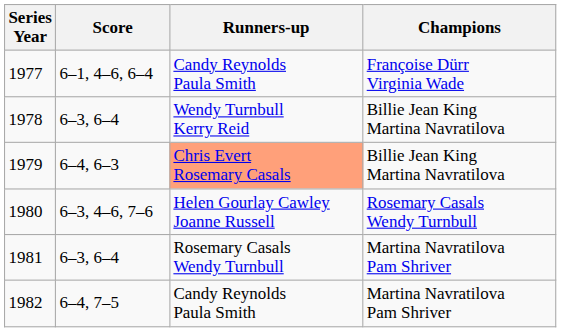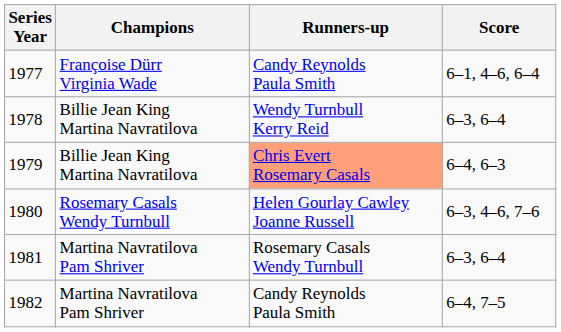columns swapped: (459, 27) <-> (113, 27)
